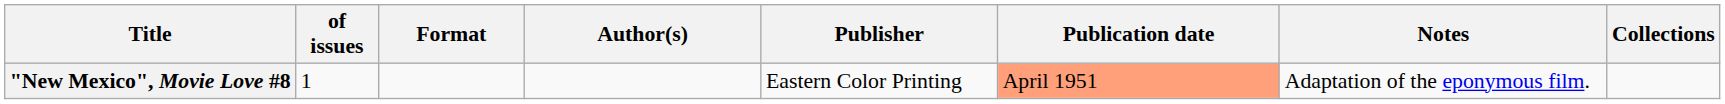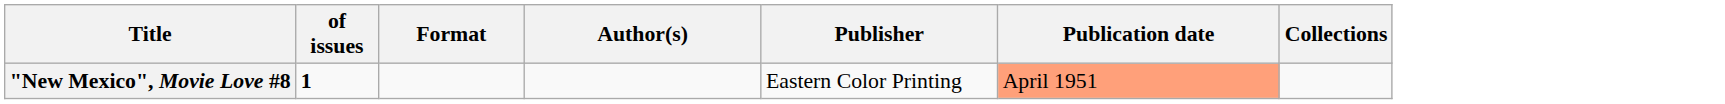- column: (1443, 33)
(306, 80) normal -> (306, 80) bold
